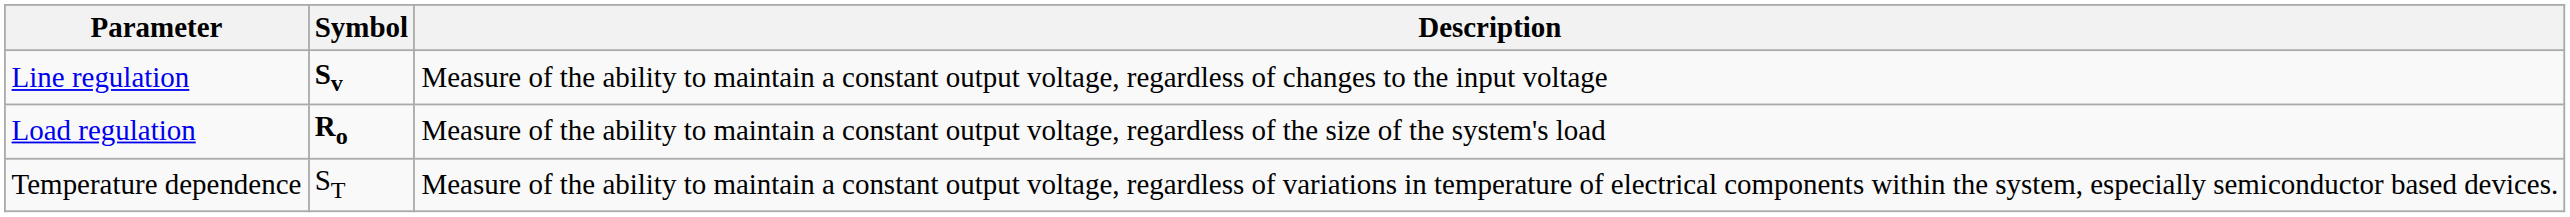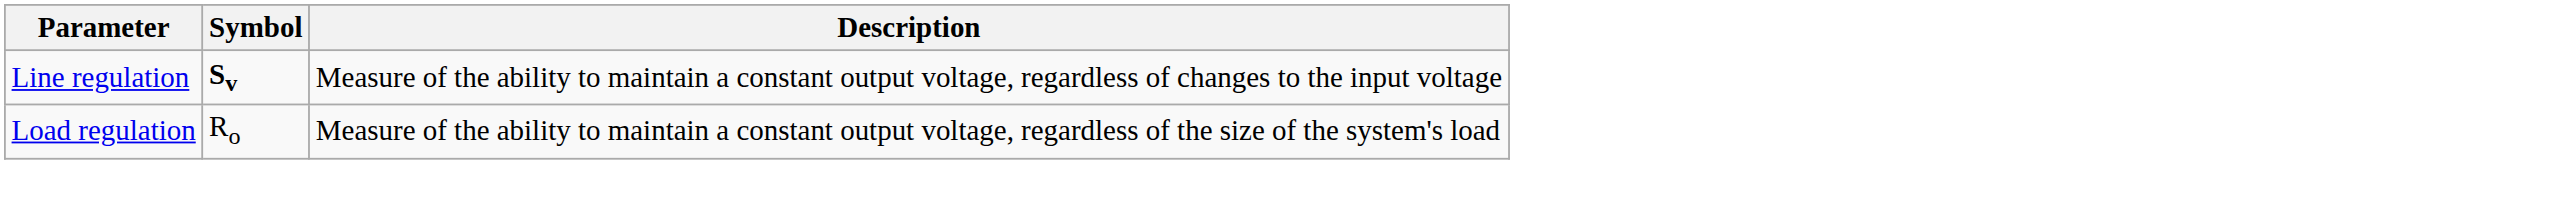(331, 130) bold -> (225, 130) normal
- row: (156, 184)
